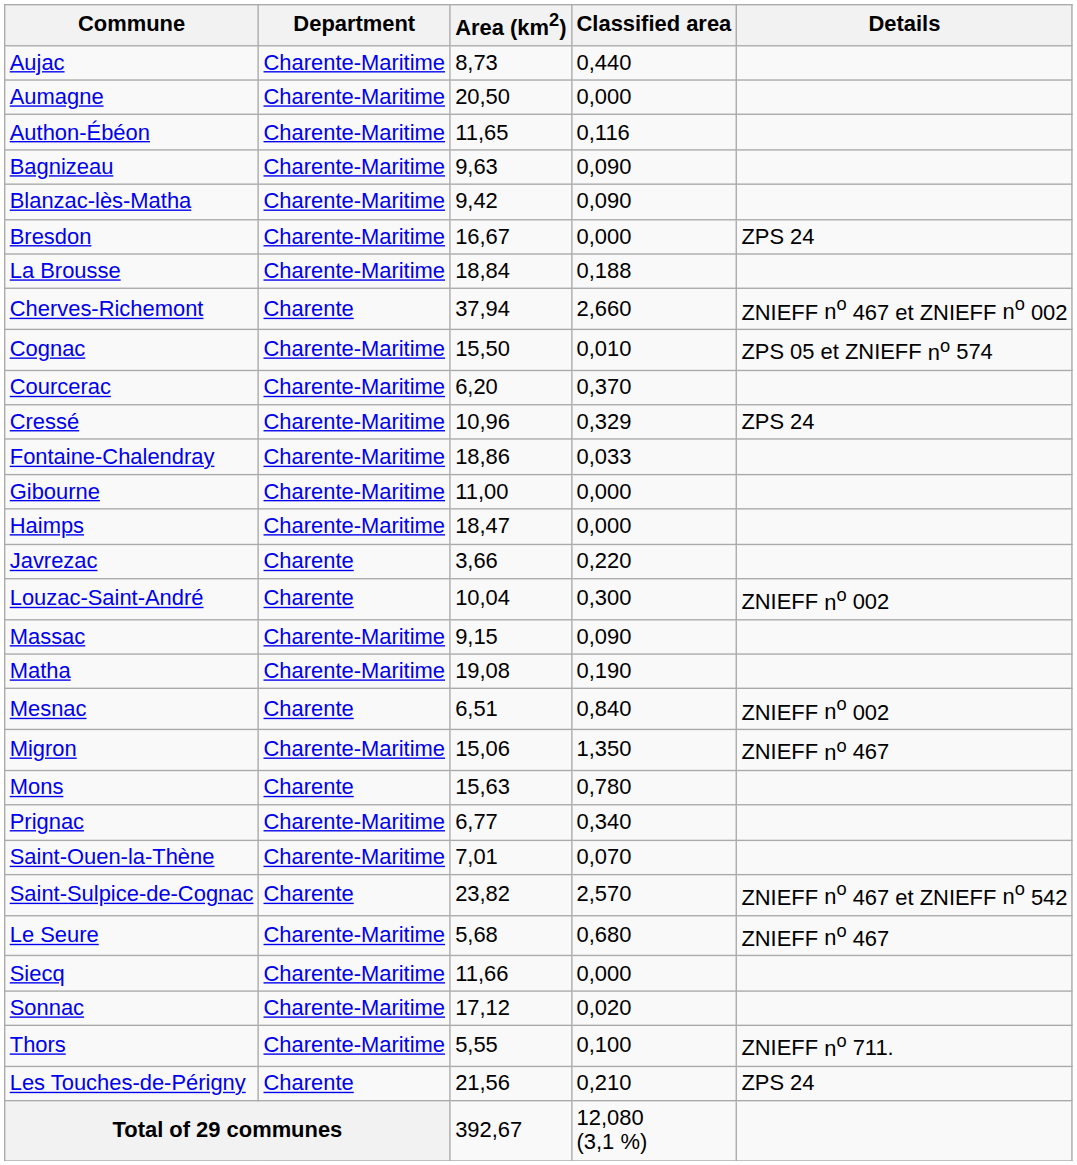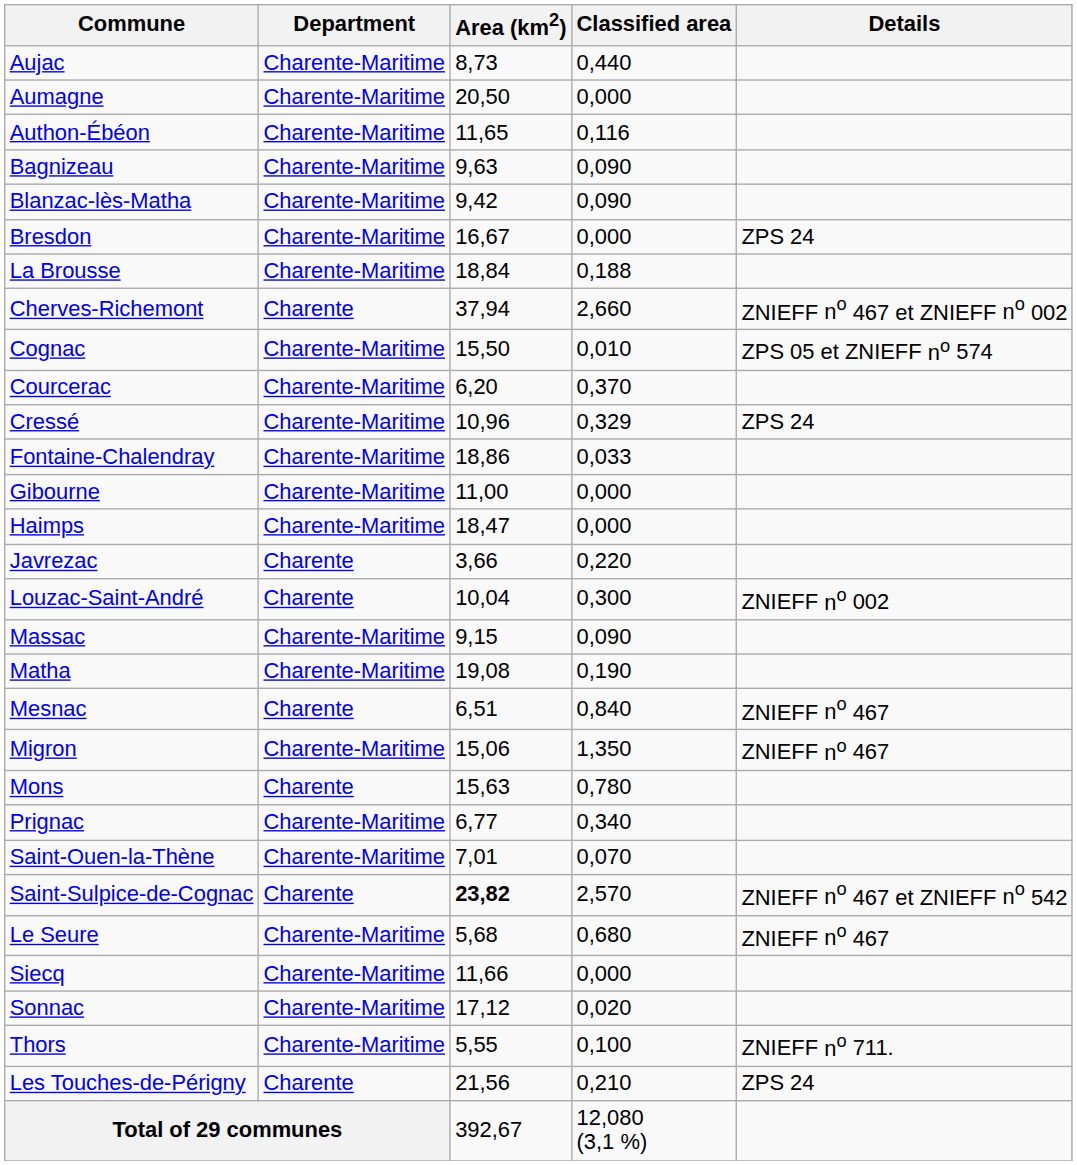(815, 709) ZNIEFF no 002 -> (815, 709) ZNIEFF no 467
(483, 894) normal -> (483, 894) bold
